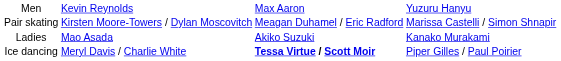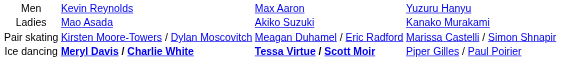rows swapped: (31, 37) <-> (31, 23)
(124, 51) normal -> (127, 51) bold
